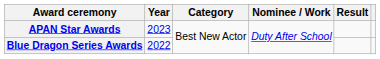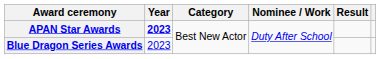(159, 29) normal -> (159, 29) bold
(159, 45) 2022 -> (159, 45) 2023
